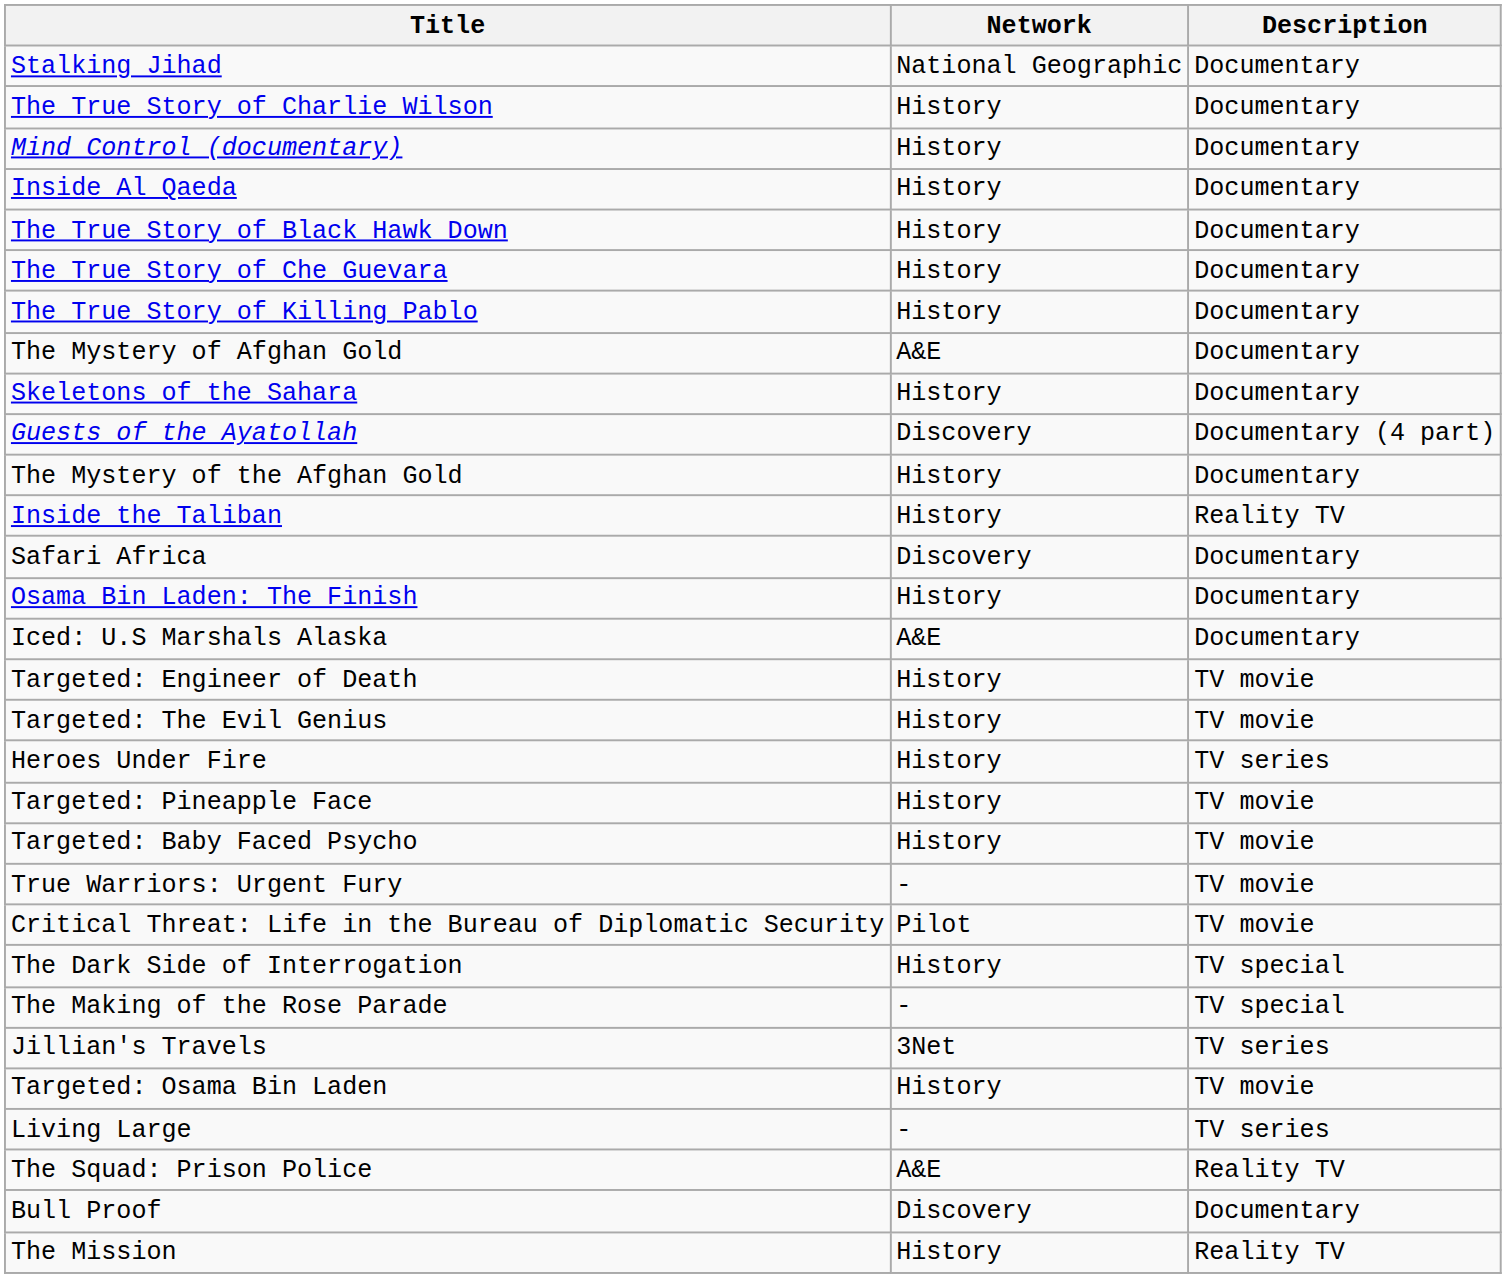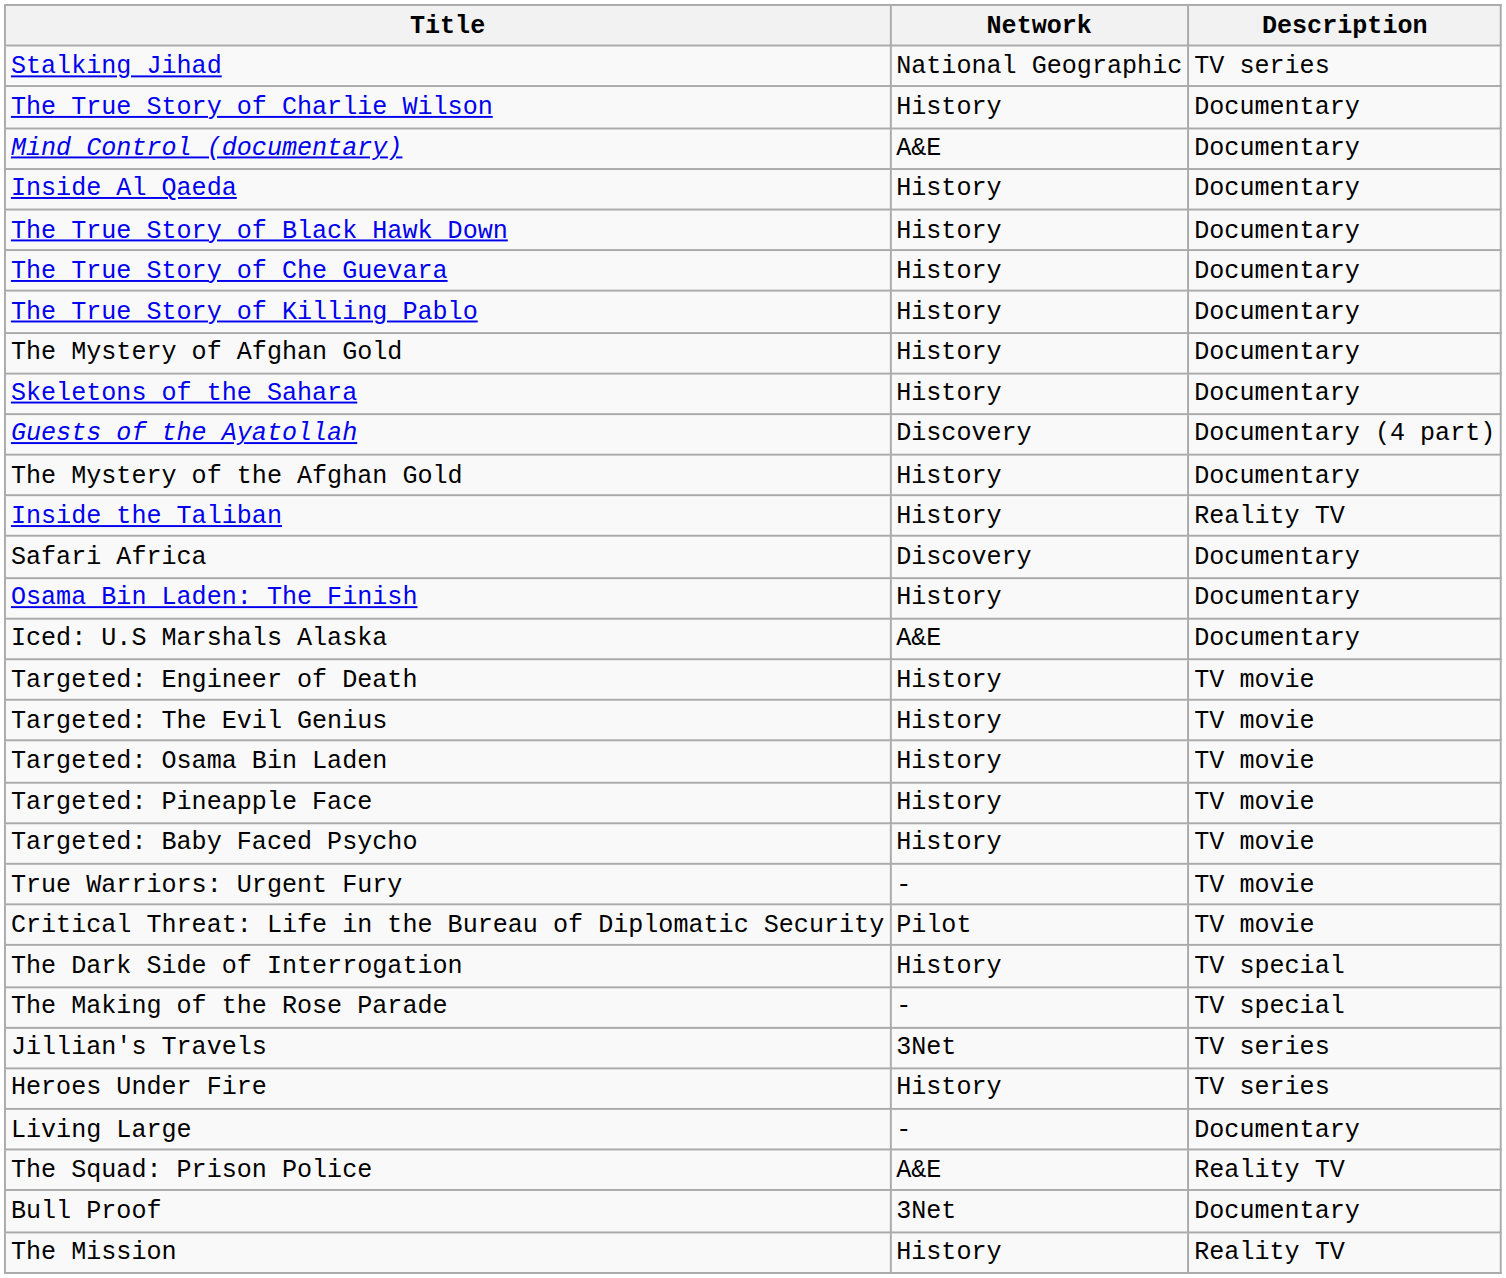(1277, 66) Documentary -> (1262, 66) TV series
(949, 148) History -> (919, 148) A&E
(919, 353) A&E -> (949, 353) History
rows swapped: (199, 1089) <-> (139, 761)
(1262, 1129) TV series -> (1277, 1129) Documentary
(964, 1211) Discovery -> (926, 1211) 3Net
